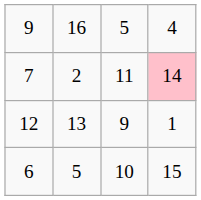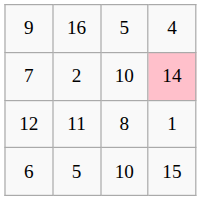(124, 76) 11 -> (124, 76) 10
(77, 123) 13 -> (77, 123) 11
(124, 123) 9 -> (124, 123) 8
